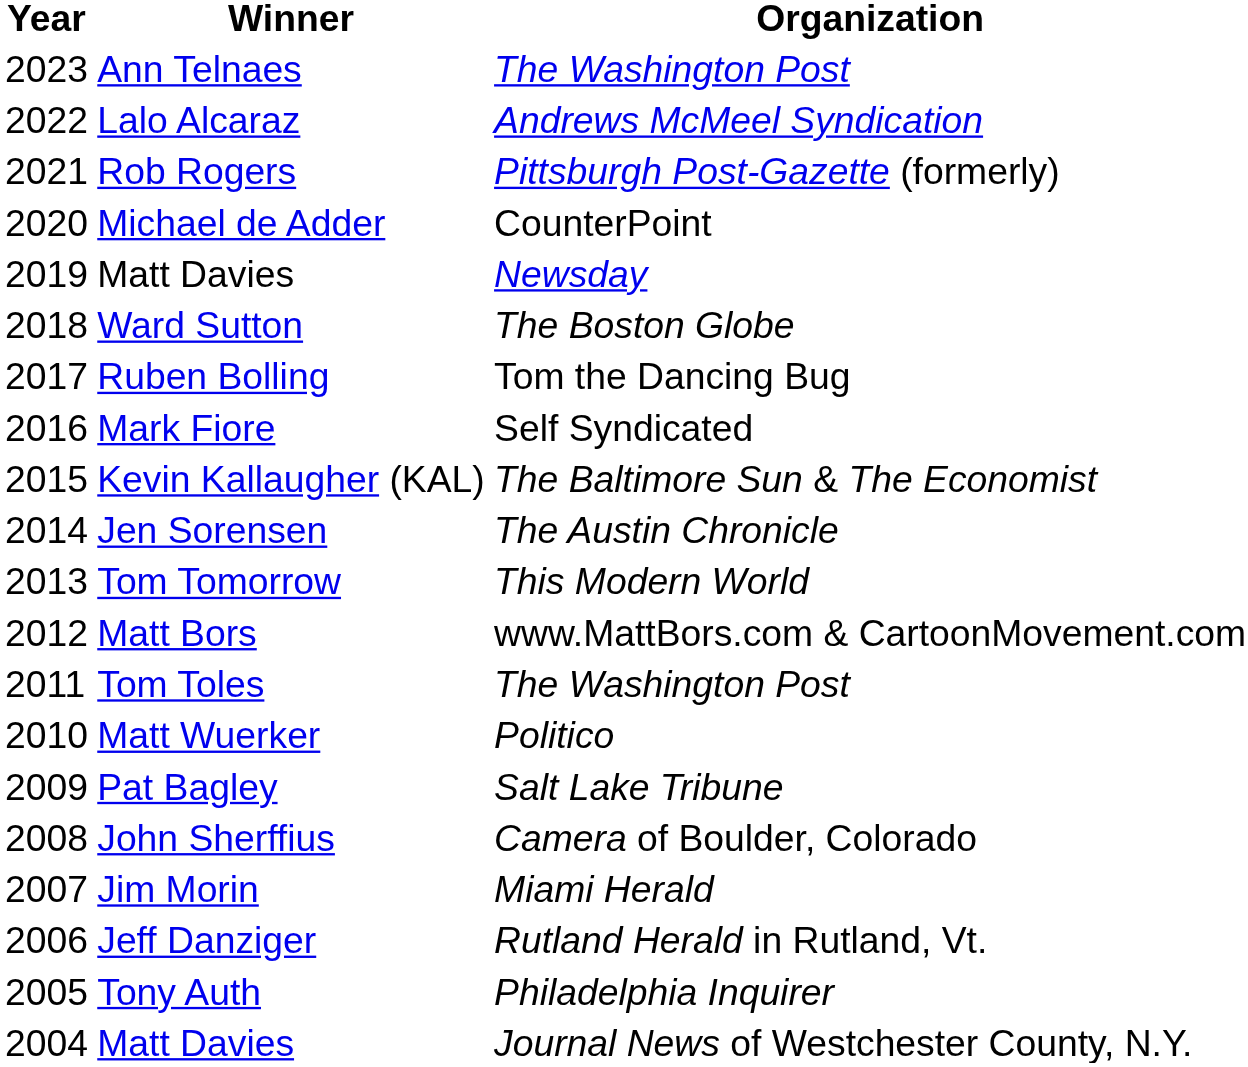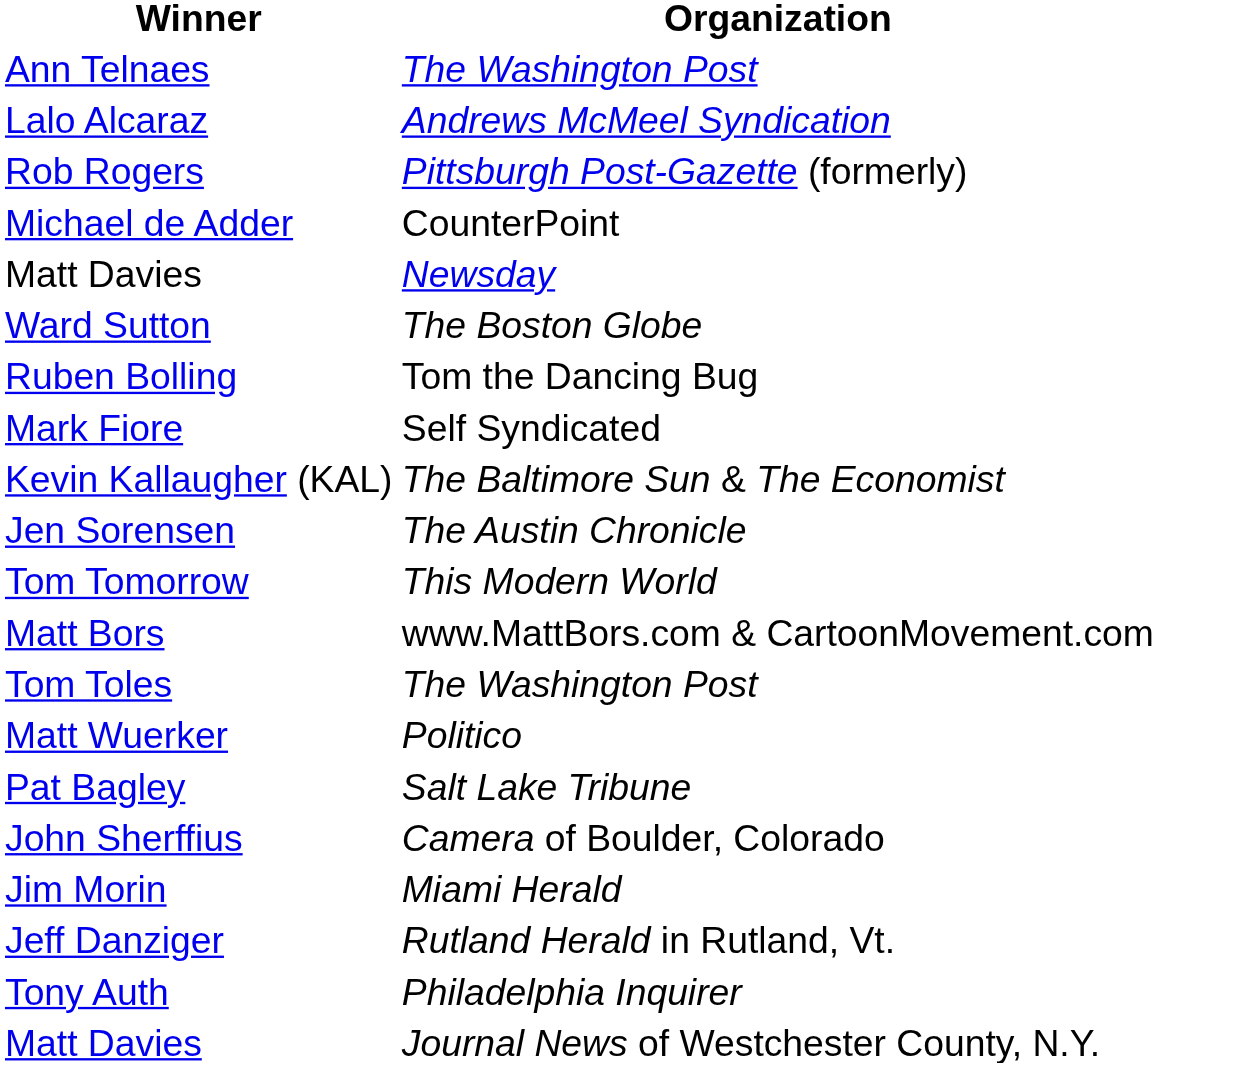- column: (46, 18)
